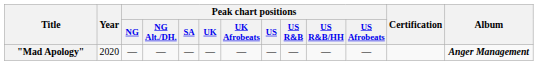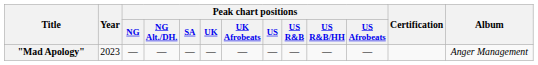(109, 52) 2020 -> (110, 52) 2023
(489, 52) bold -> (489, 52) normal
